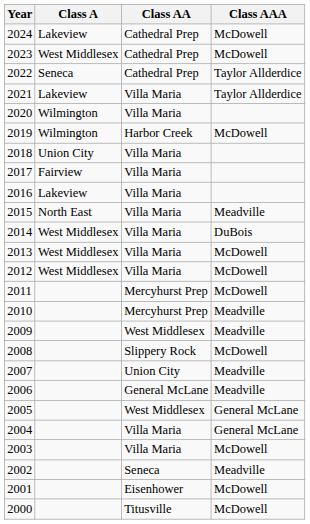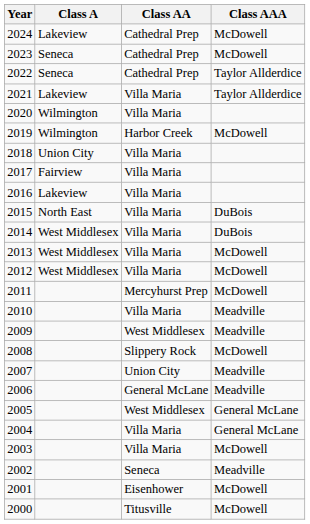(78, 53) West Middlesex -> (56, 53) Seneca
(239, 212) Meadville -> (233, 212) DuBois
(166, 311) Mercyhurst Prep -> (153, 311) Villa Maria
